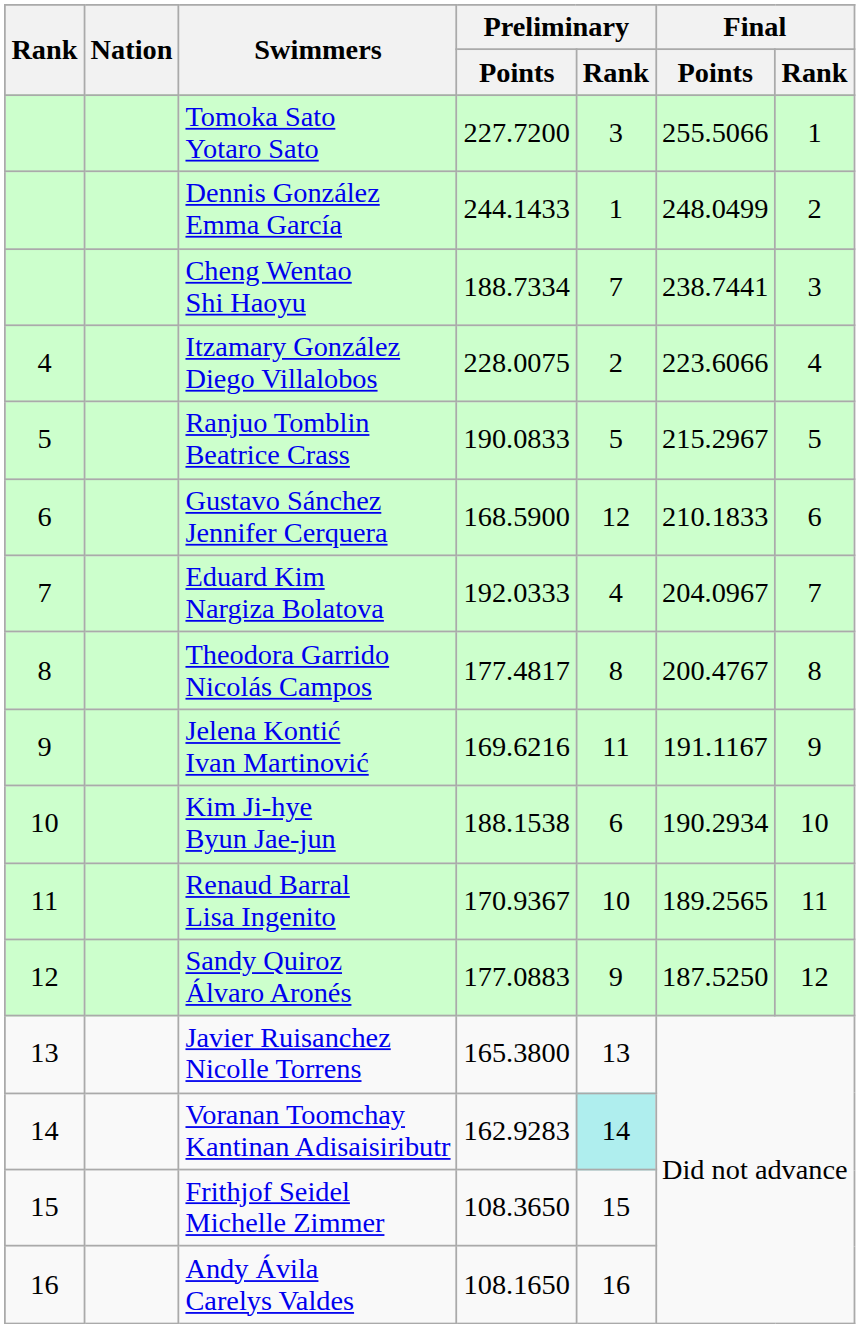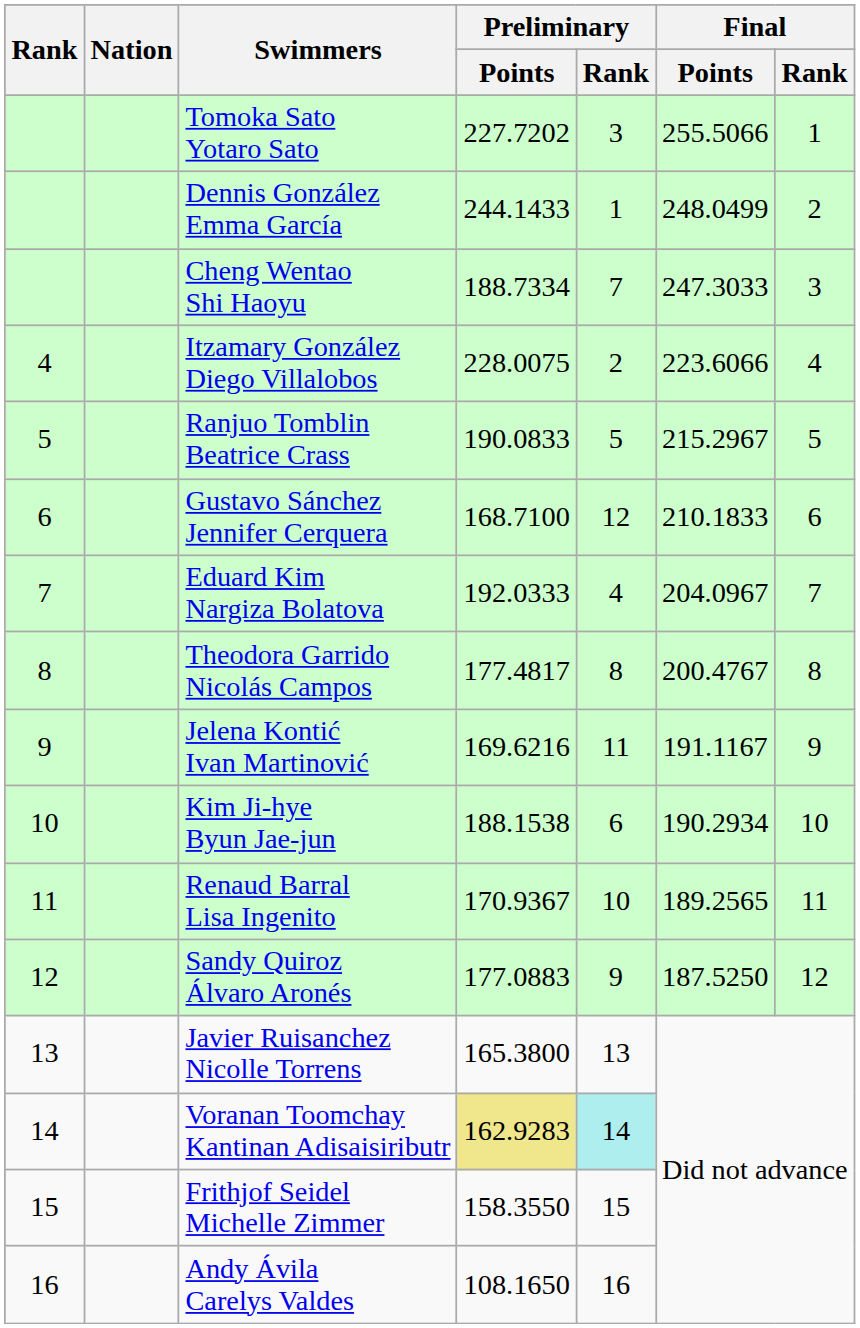(517, 132) 227.7200 -> (517, 132) 227.7202
(715, 286) 238.7441 -> (715, 286) 247.3033
(517, 516) 168.5900 -> (517, 516) 168.7100
(517, 1130) no background -> (517, 1130) khaki background
(517, 1207) 108.3650 -> (517, 1207) 158.3550
